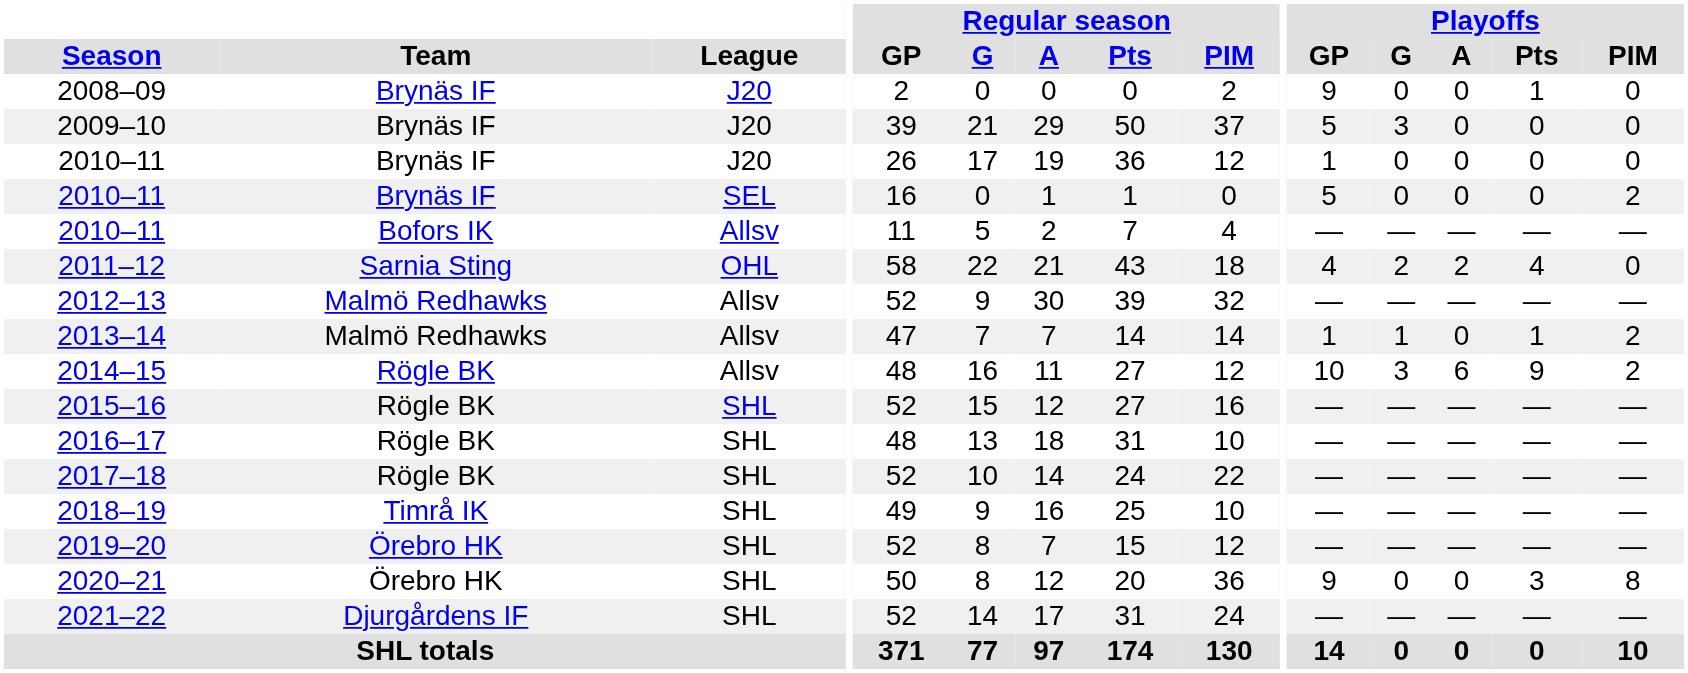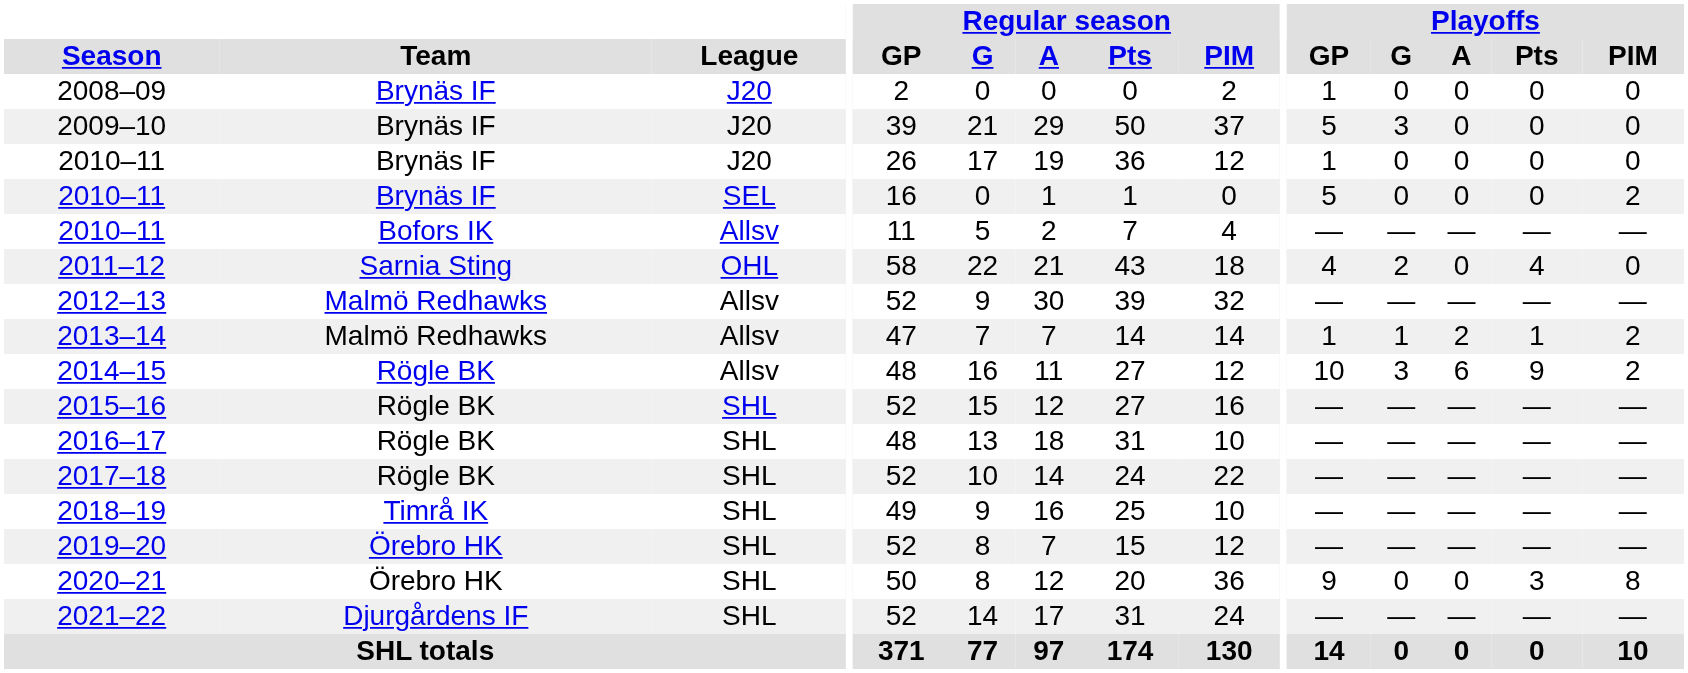(1329, 91) 9 -> (1329, 91) 1
(1537, 91) 1 -> (1537, 91) 0
(1461, 266) 2 -> (1461, 266) 0
(1461, 336) 0 -> (1461, 336) 2
